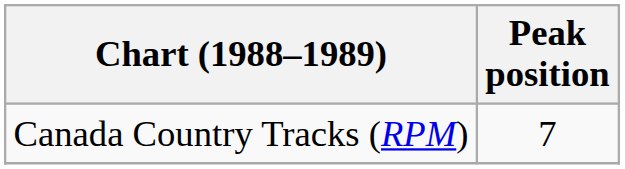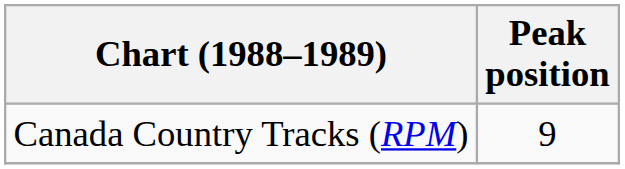(547, 132) 7 -> (547, 132) 9
